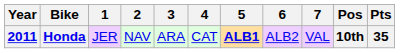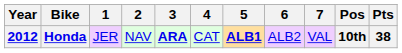(22, 36) 2011 -> (23, 36) 2012
(171, 36) normal -> (173, 36) bold
(381, 36) 35 -> (383, 36) 38
